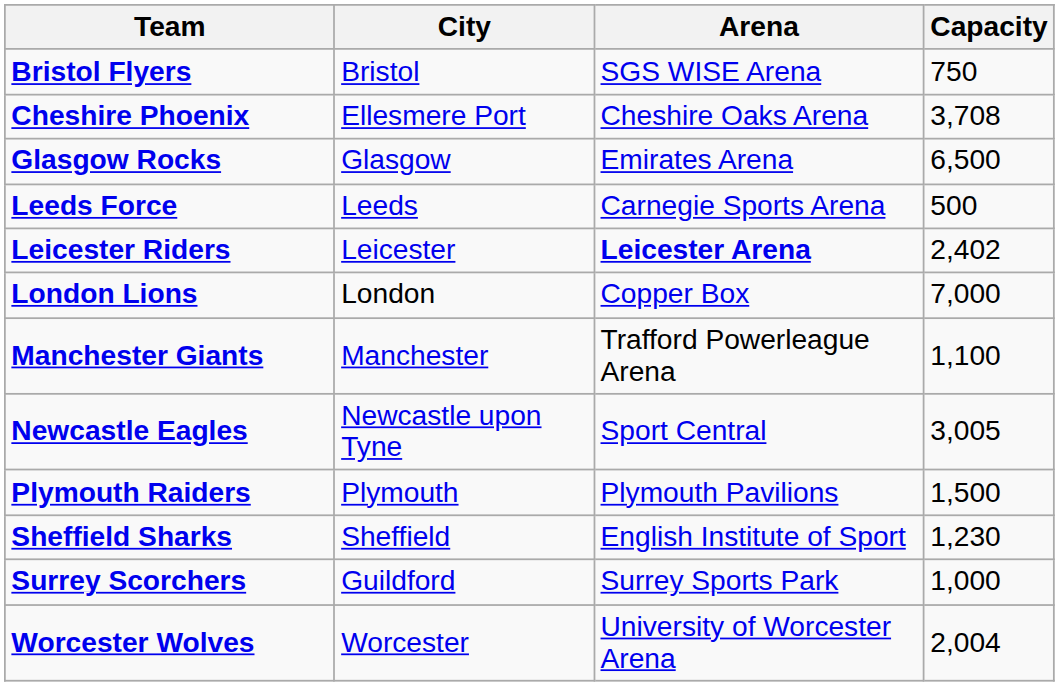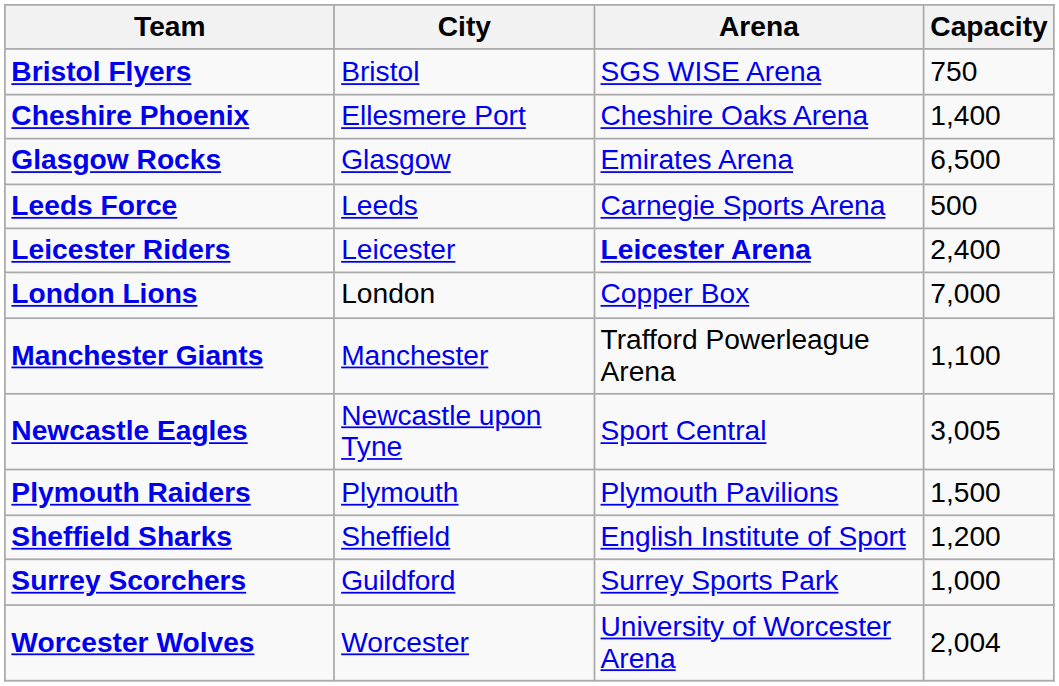(966, 116) 3,708 -> (966, 116) 1,400
(966, 250) 2,402 -> (966, 250) 2,400
(966, 536) 1,230 -> (966, 536) 1,200
